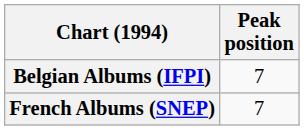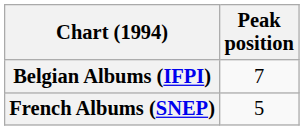(259, 108) 7 -> (259, 108) 5
